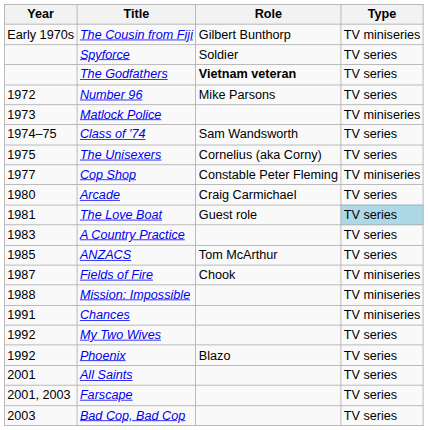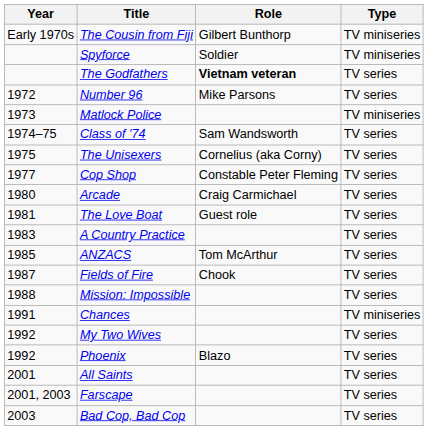(370, 54) TV series -> (382, 54) TV miniseries
(382, 174) TV miniseries -> (370, 174) TV series
(370, 214) lightblue background -> (370, 214) no background
(382, 275) TV miniseries -> (370, 275) TV series
(382, 295) TV miniseries -> (370, 295) TV series
